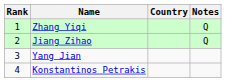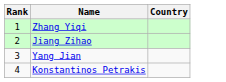- column: (206, 12)
